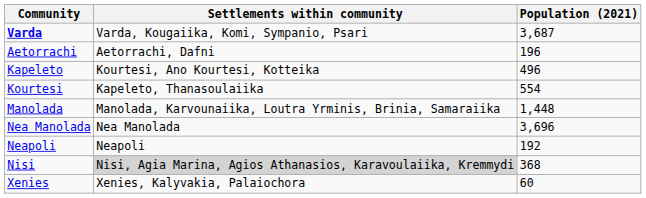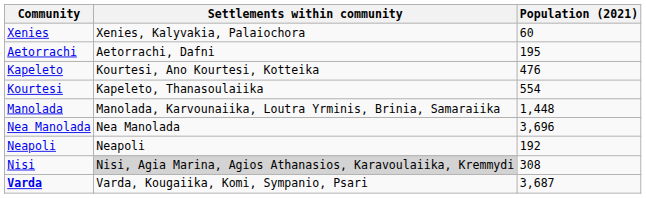rows swapped: (25, 33) <-> (28, 184)
(530, 52) 196 -> (530, 52) 195
(530, 70) 496 -> (530, 70) 476
(530, 165) 368 -> (530, 165) 308
